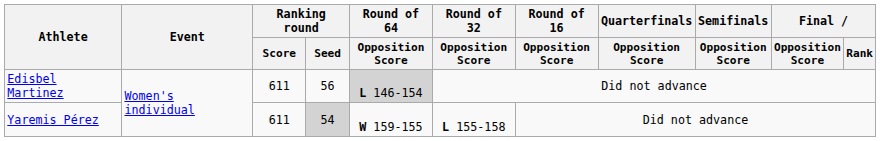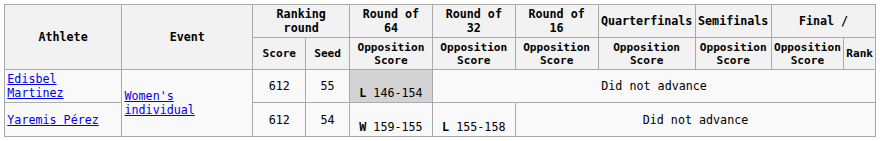(279, 86) 611 -> (279, 86) 612
(328, 86) 56 -> (328, 86) 55
(279, 120) 611 -> (279, 120) 612
(328, 120) lightgrey background -> (328, 120) no background
